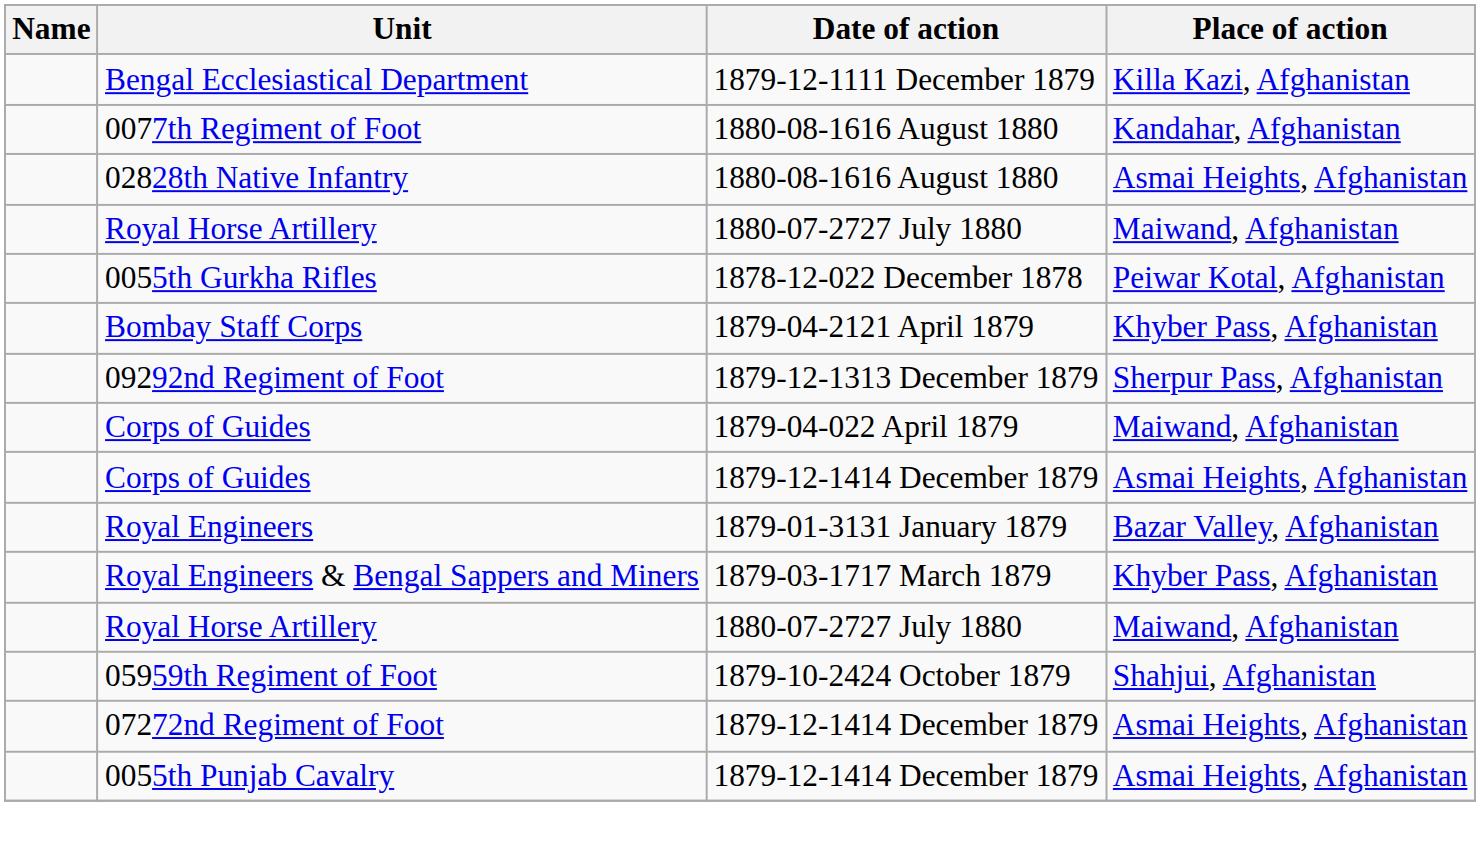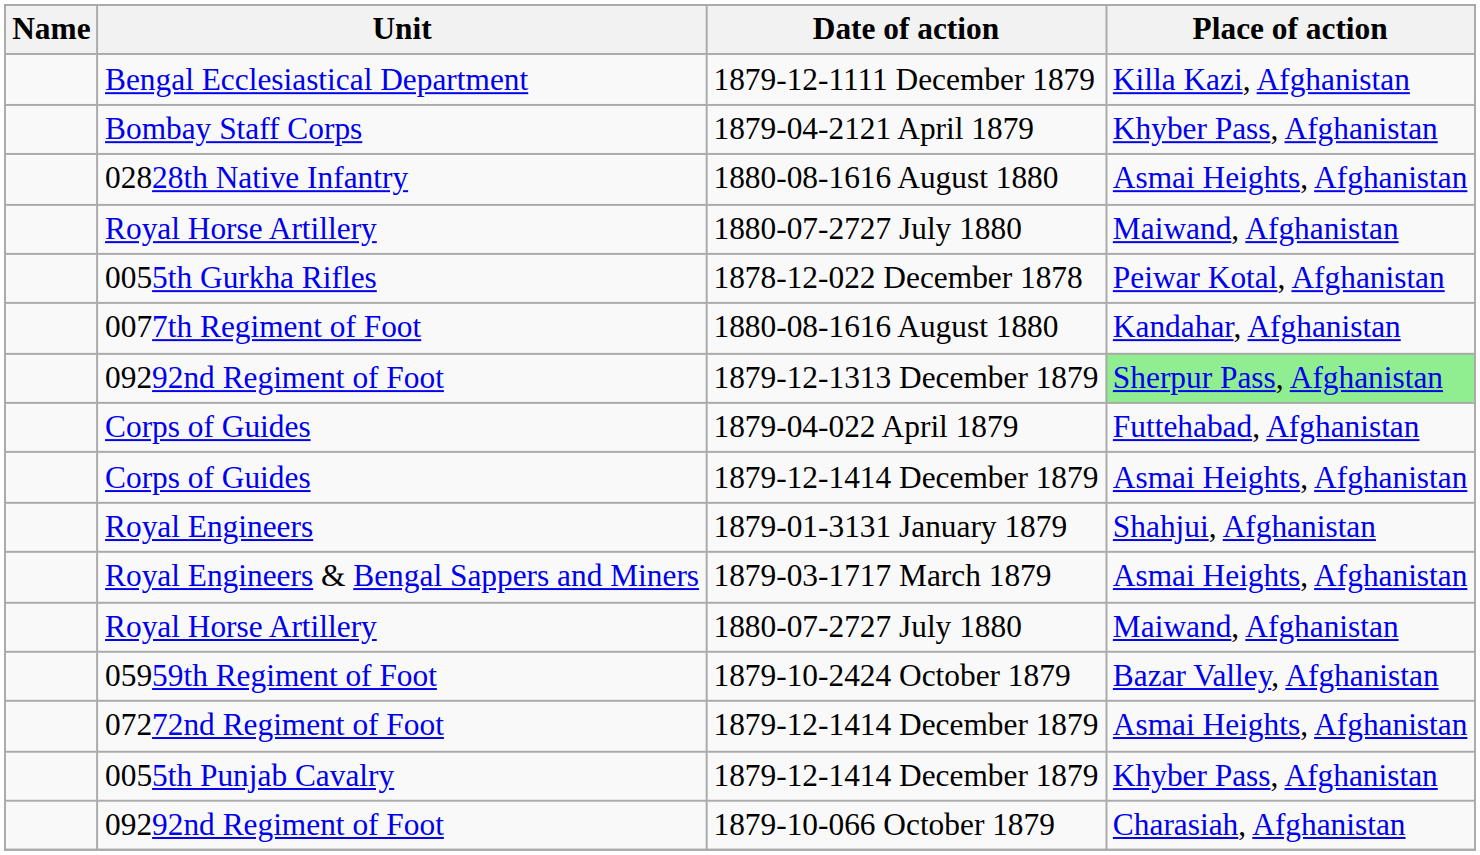rows swapped: (263, 128) <-> (234, 327)
(1278, 377) no background -> (1278, 377) lightgreen background
(1256, 427) Maiwand, Afghanistan -> (1266, 427) Futtehabad, Afghanistan
(1276, 526) Bazar Valley, Afghanistan -> (1244, 526) Shahjui, Afghanistan
(1275, 576) Khyber Pass, Afghanistan -> (1290, 576) Asmai Heights, Afghanistan
(1244, 675) Shahjui, Afghanistan -> (1276, 675) Bazar Valley, Afghanistan
(1290, 775) Asmai Heights, Afghanistan -> (1275, 775) Khyber Pass, Afghanistan
+ row: (274, 825)
